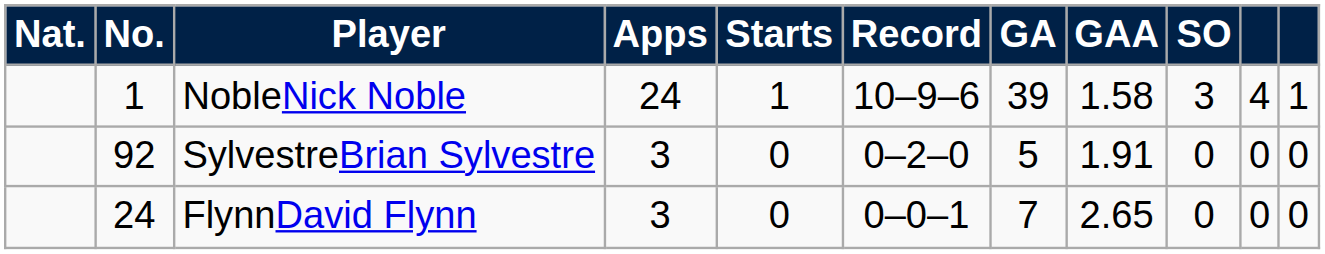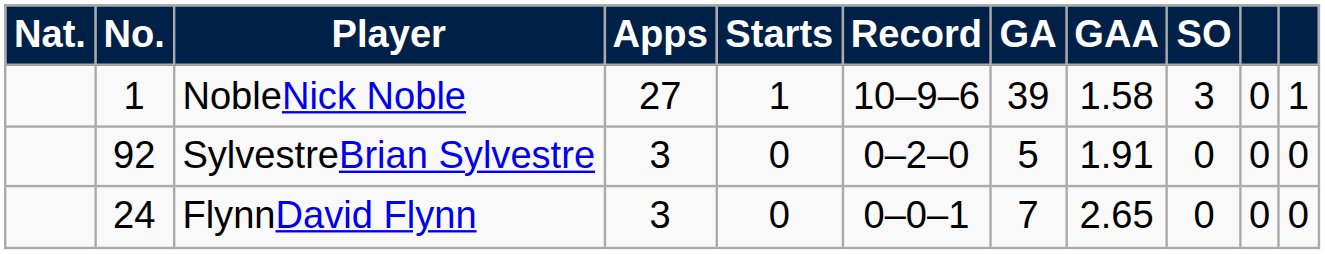(660, 95) 24 -> (660, 95) 27
(1260, 95) 4 -> (1260, 95) 0
